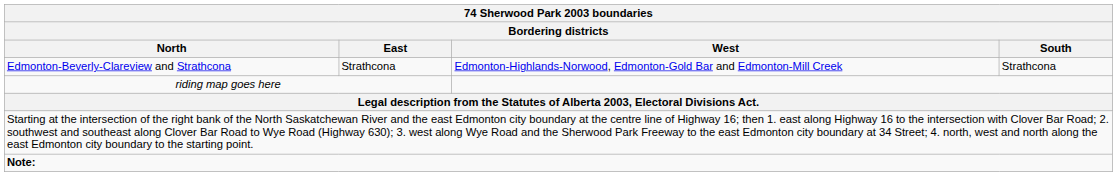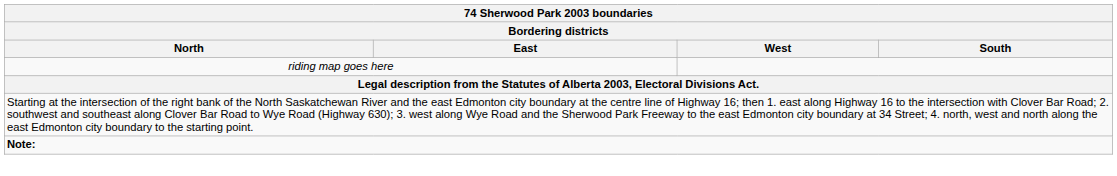- row: (119, 66)
